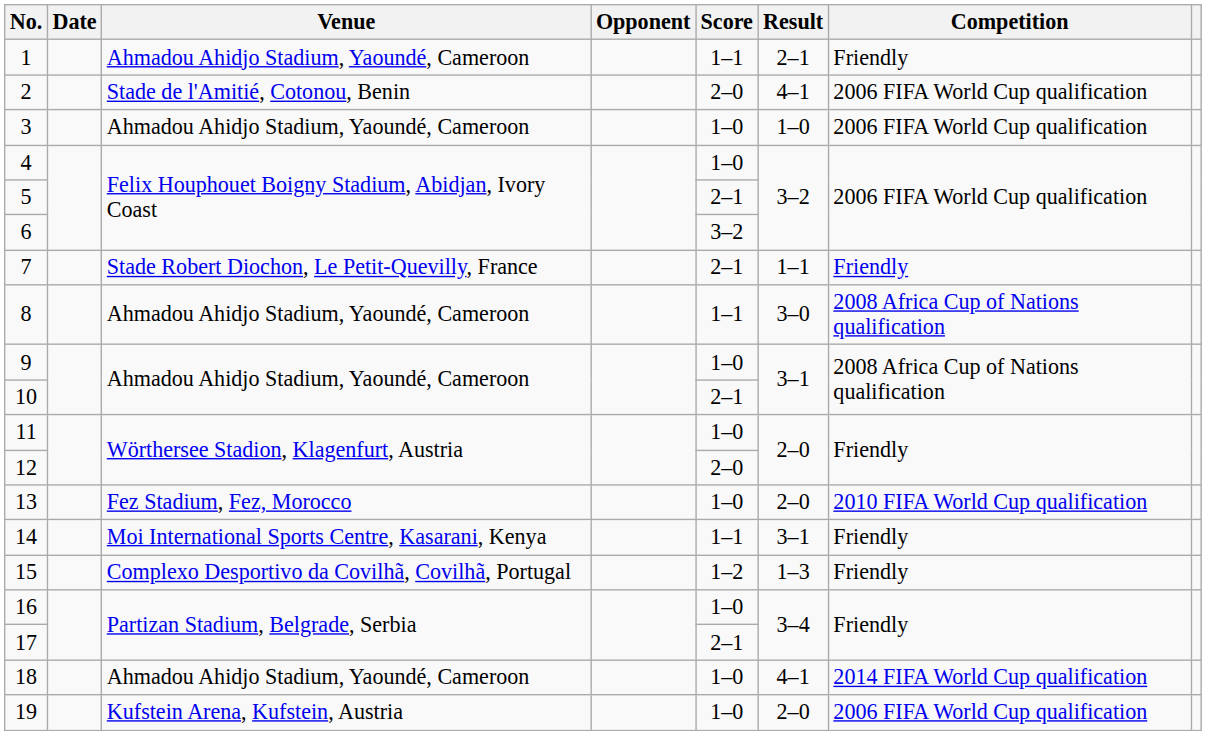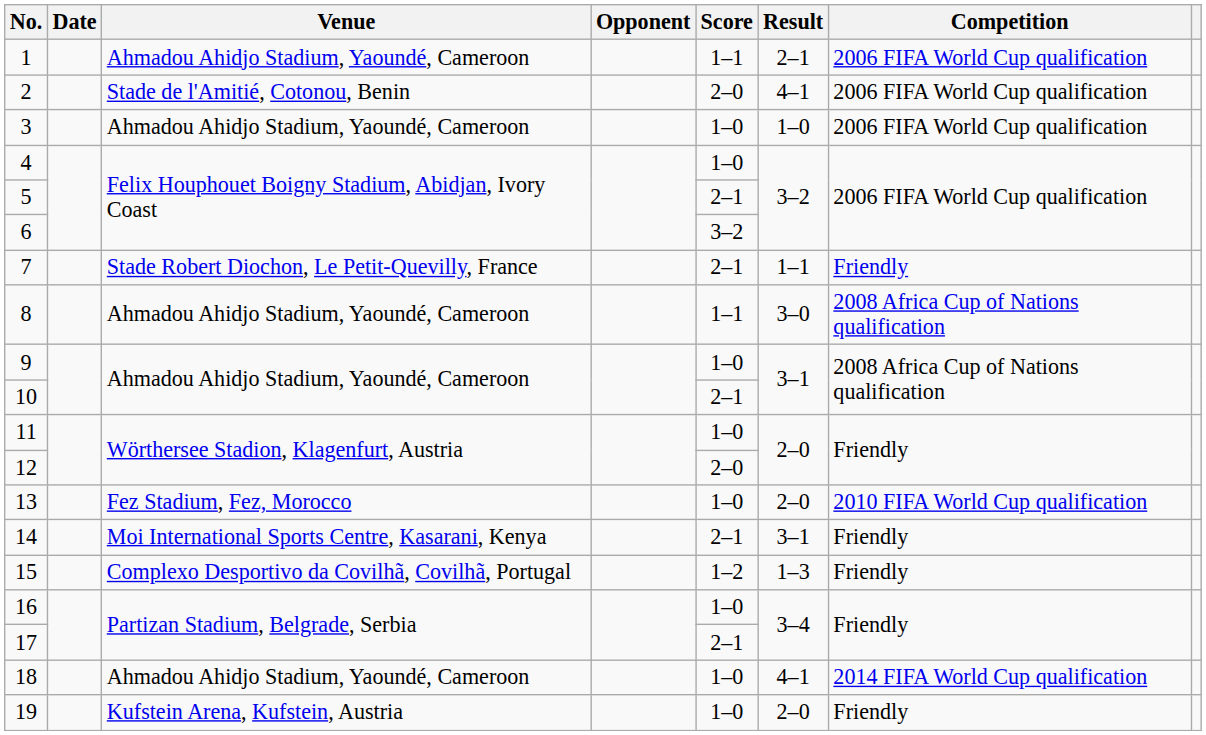(871, 57) Friendly -> (990, 57) 2006 FIFA World Cup qualification
(727, 537) 1–1 -> (727, 537) 2–1
(990, 712) 2006 FIFA World Cup qualification -> (871, 712) Friendly
